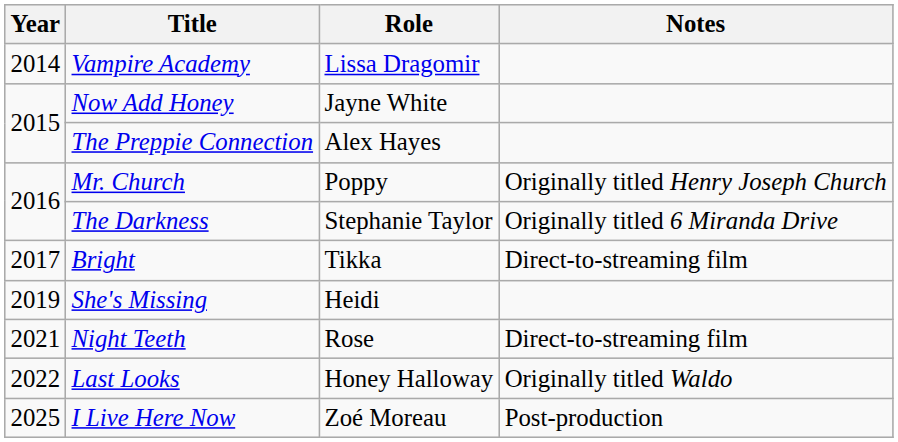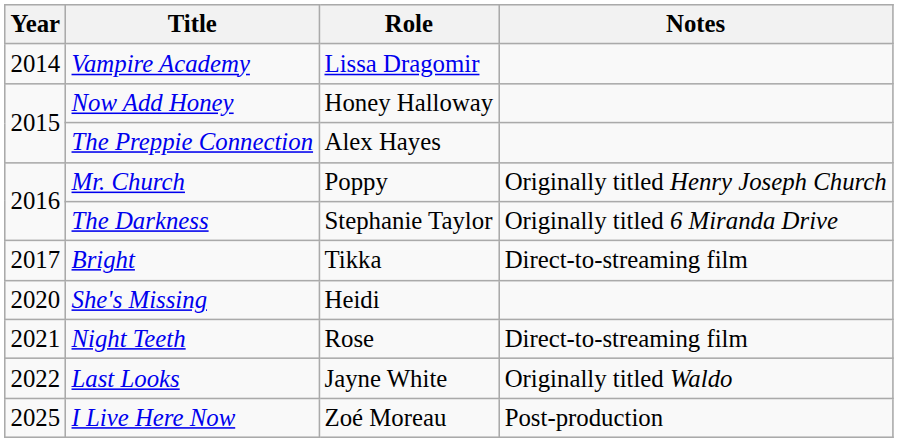(386, 102) Jayne White -> (409, 102) Honey Halloway
(35, 299) 2019 -> (35, 299) 2020
(409, 378) Honey Halloway -> (386, 378) Jayne White
